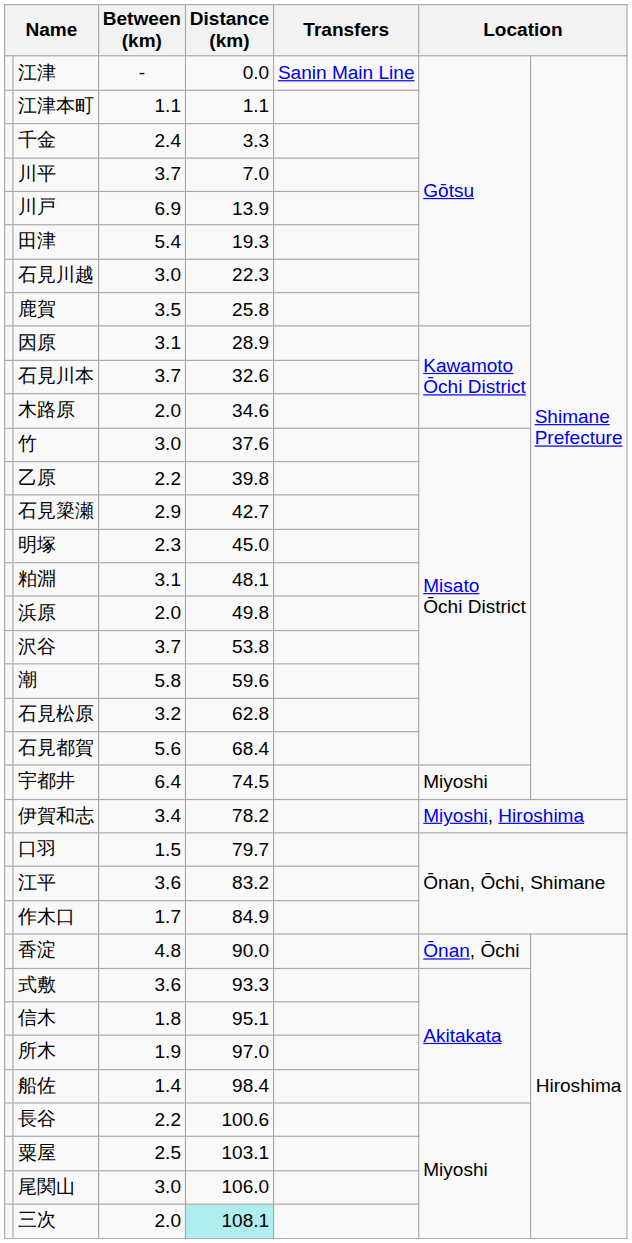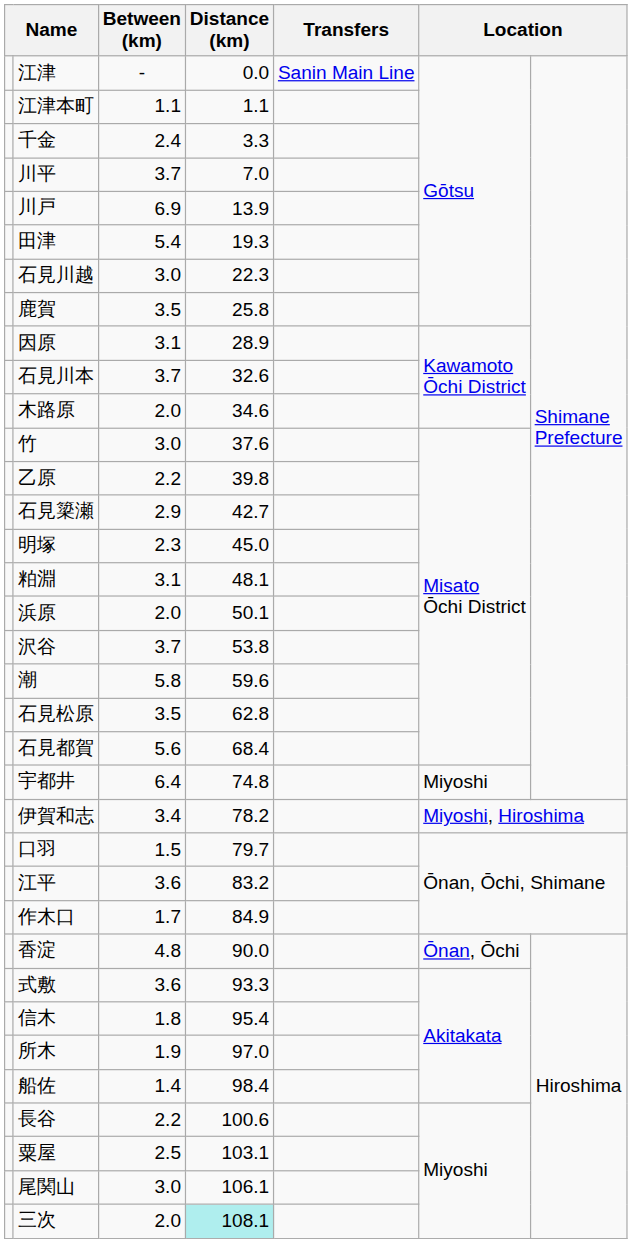(251, 613) 49.8 -> (251, 613) 50.1
(168, 714) 3.2 -> (168, 714) 3.5
(251, 782) 74.5 -> (251, 782) 74.8
(251, 1018) 95.1 -> (251, 1018) 95.4
(245, 1187) 106.0 -> (245, 1187) 106.1
